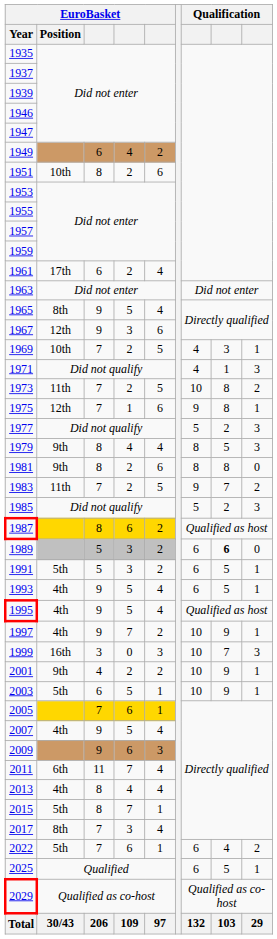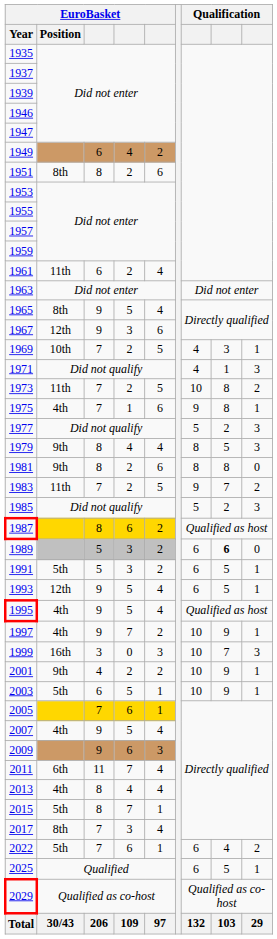(60, 172) 10th -> (60, 172) 8th
(60, 271) 17th -> (60, 271) 11th
(60, 408) 12th -> (60, 408) 4th
(60, 590) 4th -> (60, 590) 12th
